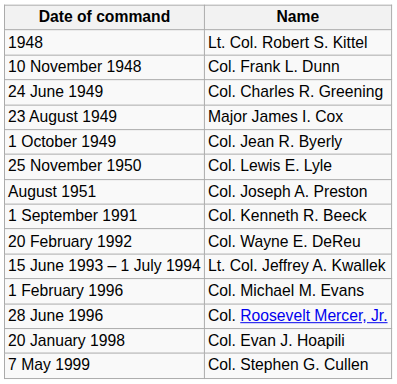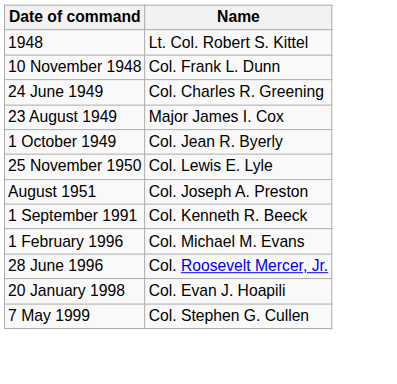- row: (70, 241)
- row: (104, 266)
